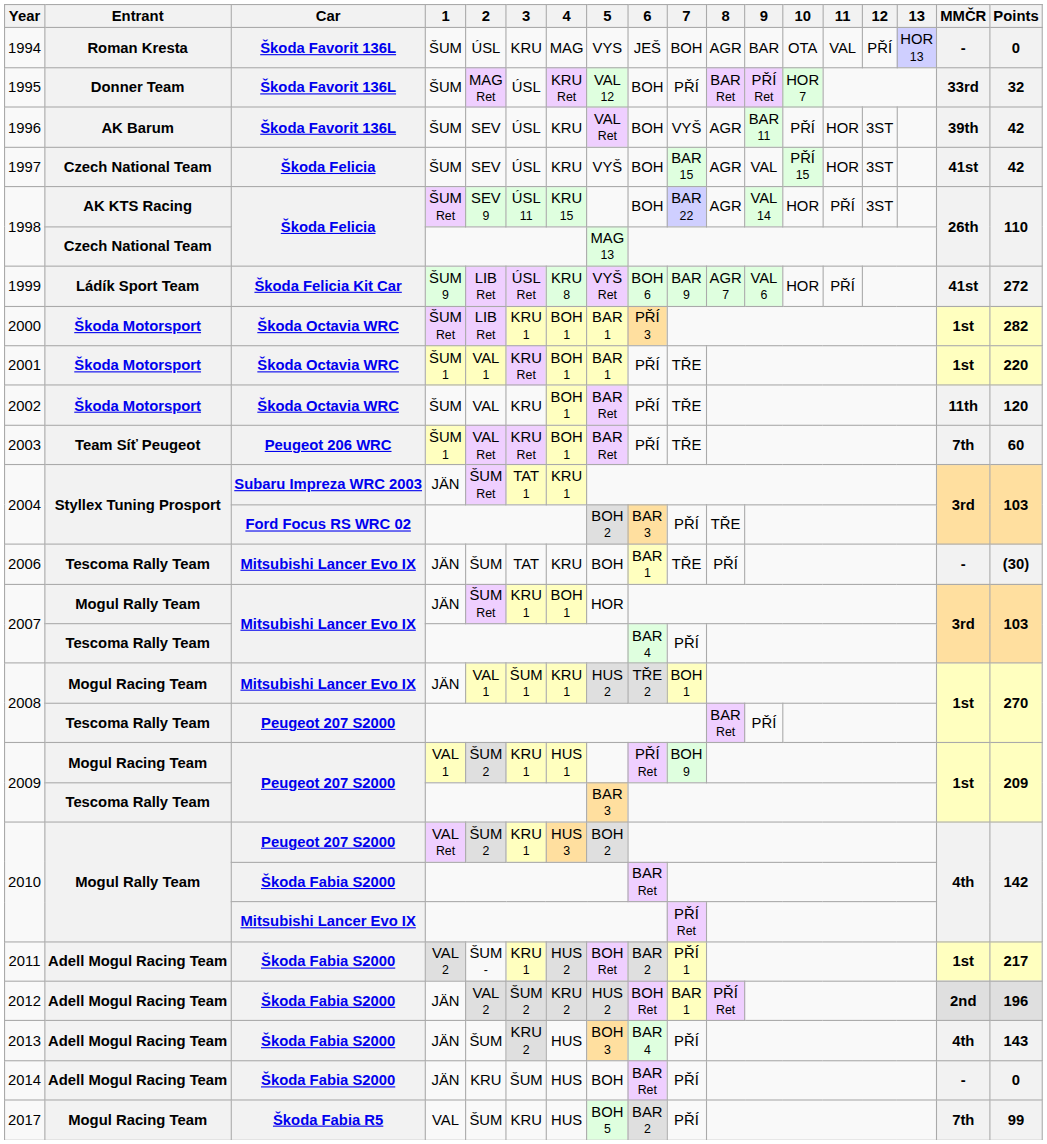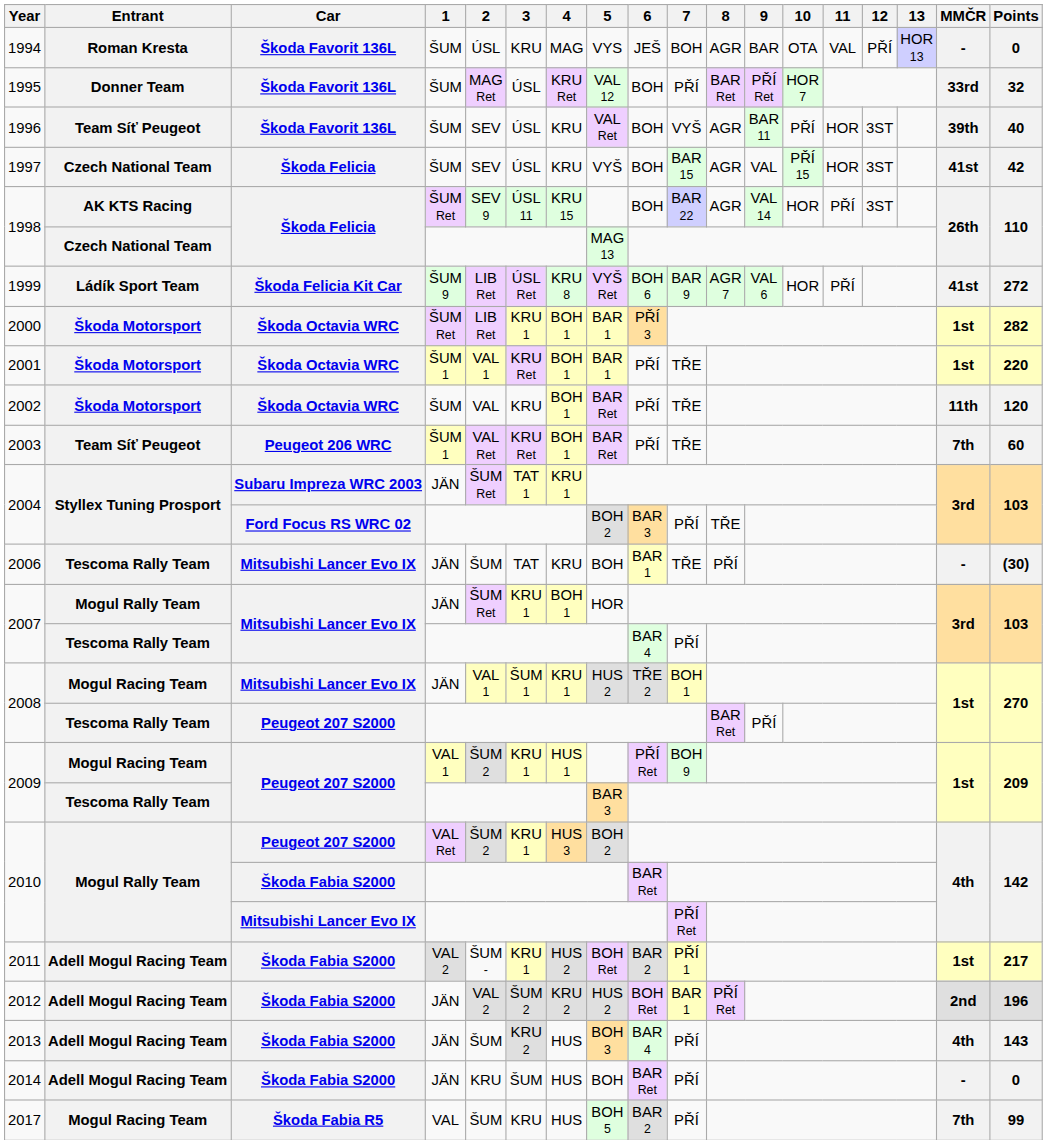(138, 127) AK Barum -> (138, 127) Team Síť Peugeot
(1016, 127) 42 -> (1016, 127) 40
